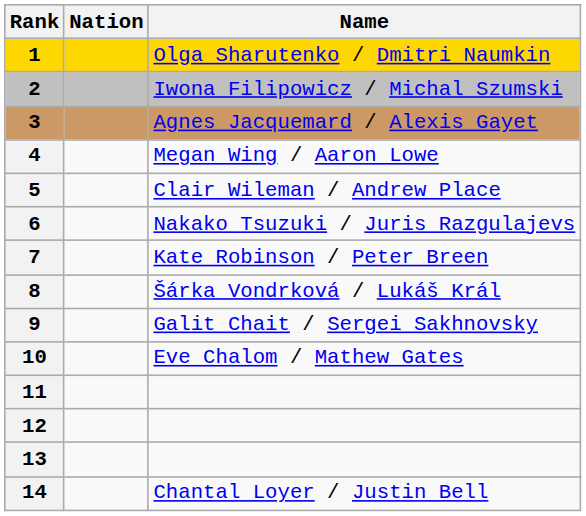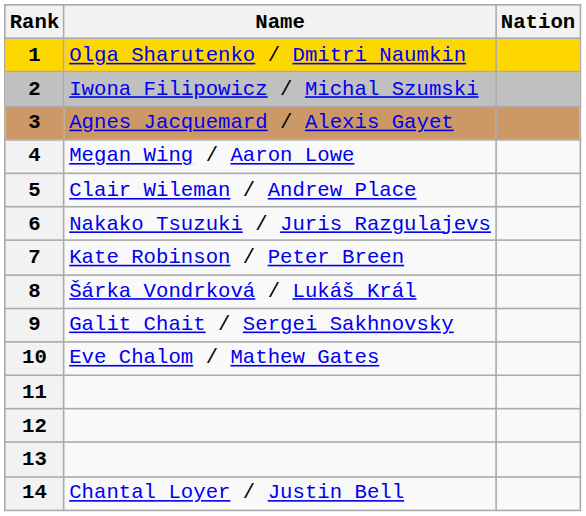columns swapped: (364, 22) <-> (106, 22)
